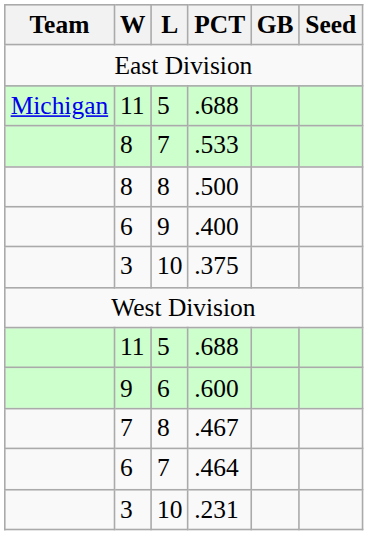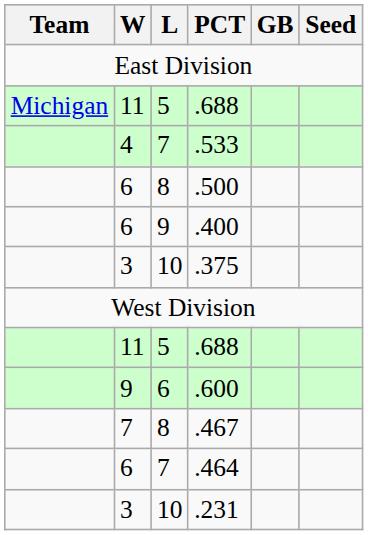(126, 145) 8 -> (126, 145) 4
(126, 186) 8 -> (126, 186) 6
